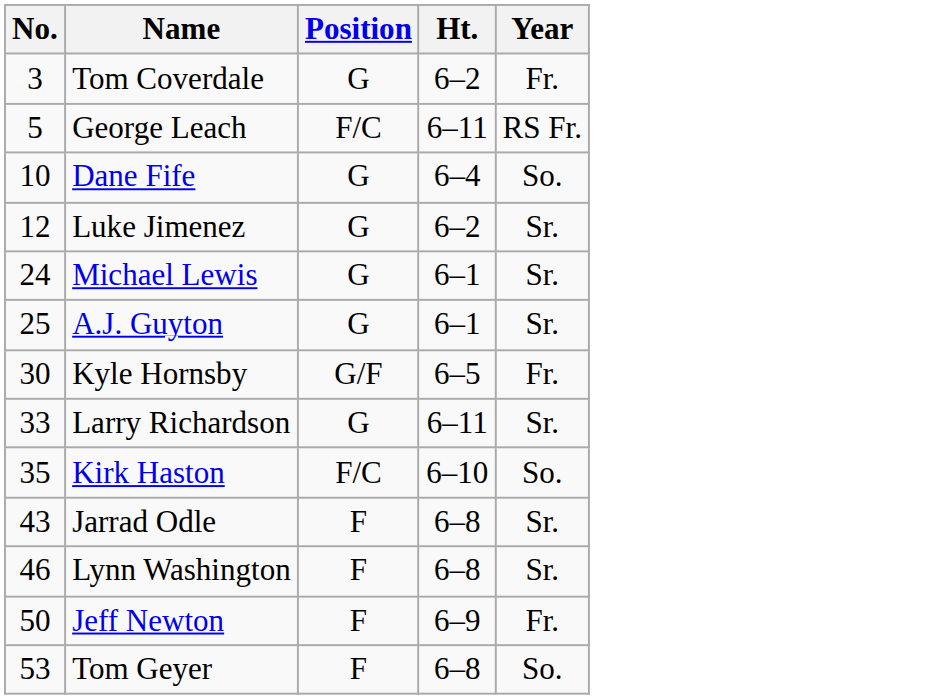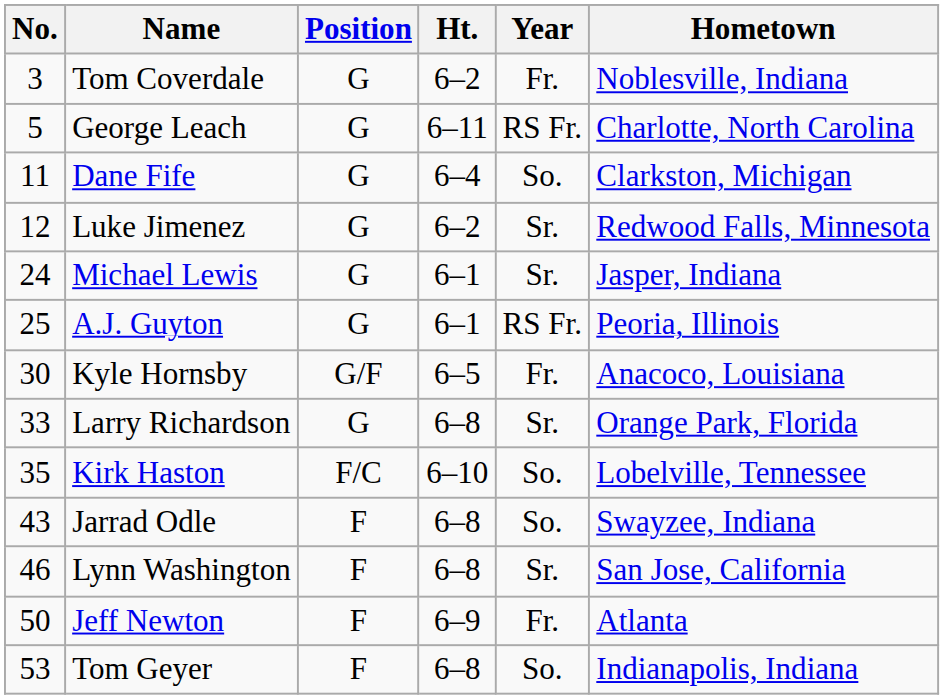+ column: (763, 29)
(358, 127) F/C -> (358, 127) G
(35, 176) 10 -> (35, 176) 11
(542, 324) Sr. -> (542, 324) RS Fr.
(457, 422) 6–11 -> (457, 422) 6–8
(542, 521) Sr. -> (542, 521) So.
